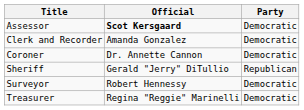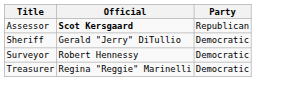(270, 26) Democratic -> (222, 26) Republican
- row: (54, 40)
- row: (25, 55)
(270, 69) Republican -> (222, 40) Democratic
